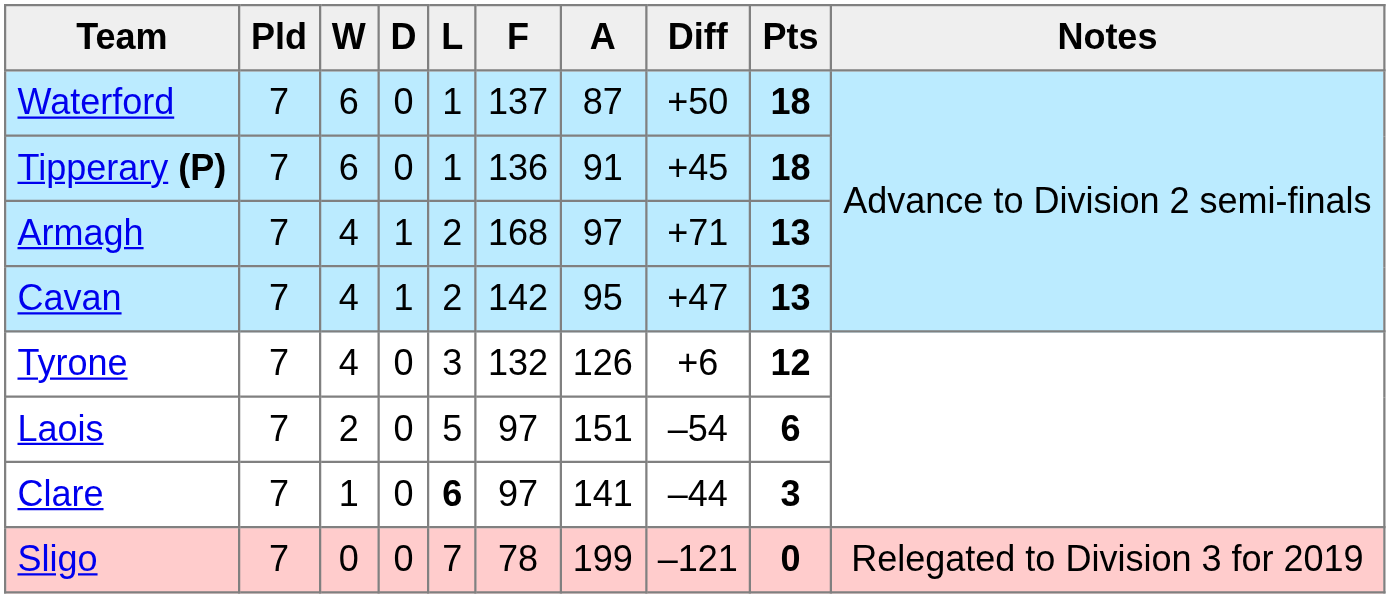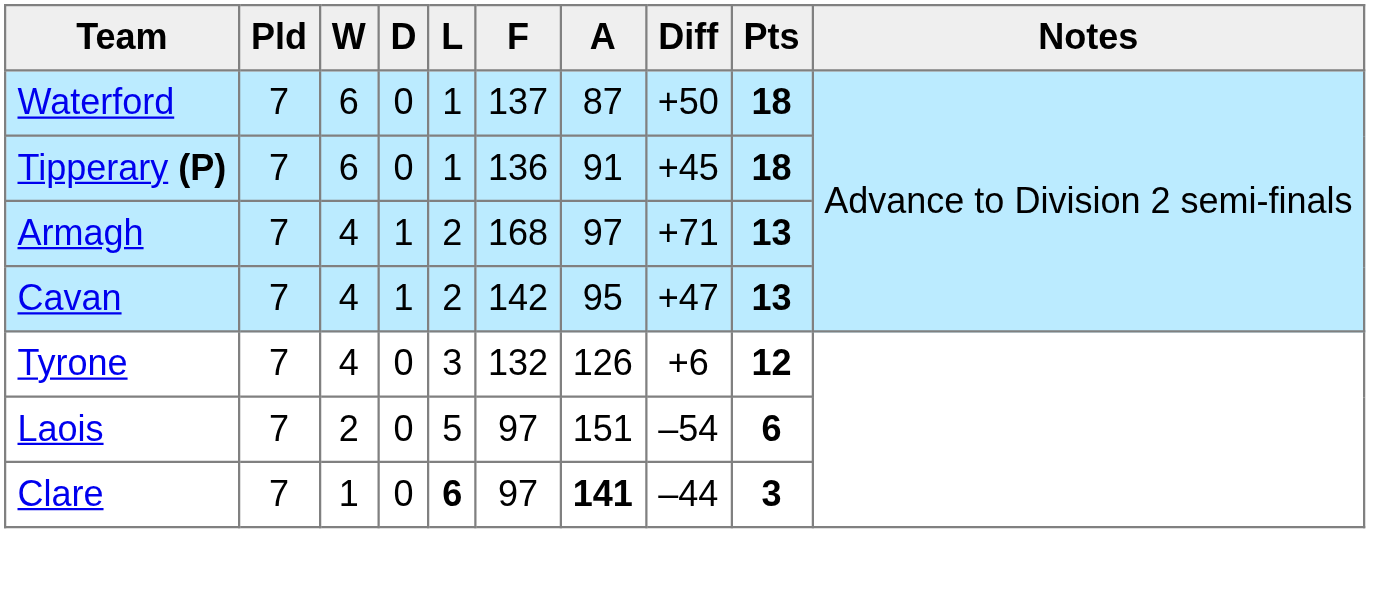(603, 493) normal -> (603, 493) bold
- row: (58, 559)
